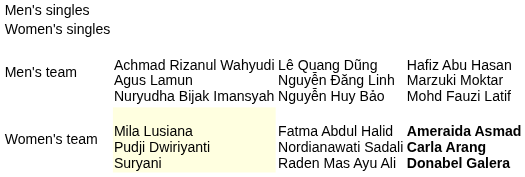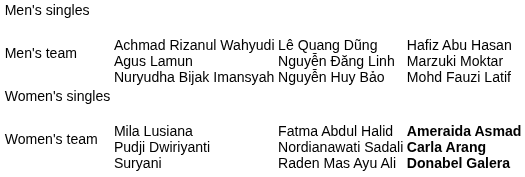rows swapped: (58, 29) <-> (41, 73)
(162, 147) lightyellow background -> (162, 147) no background
